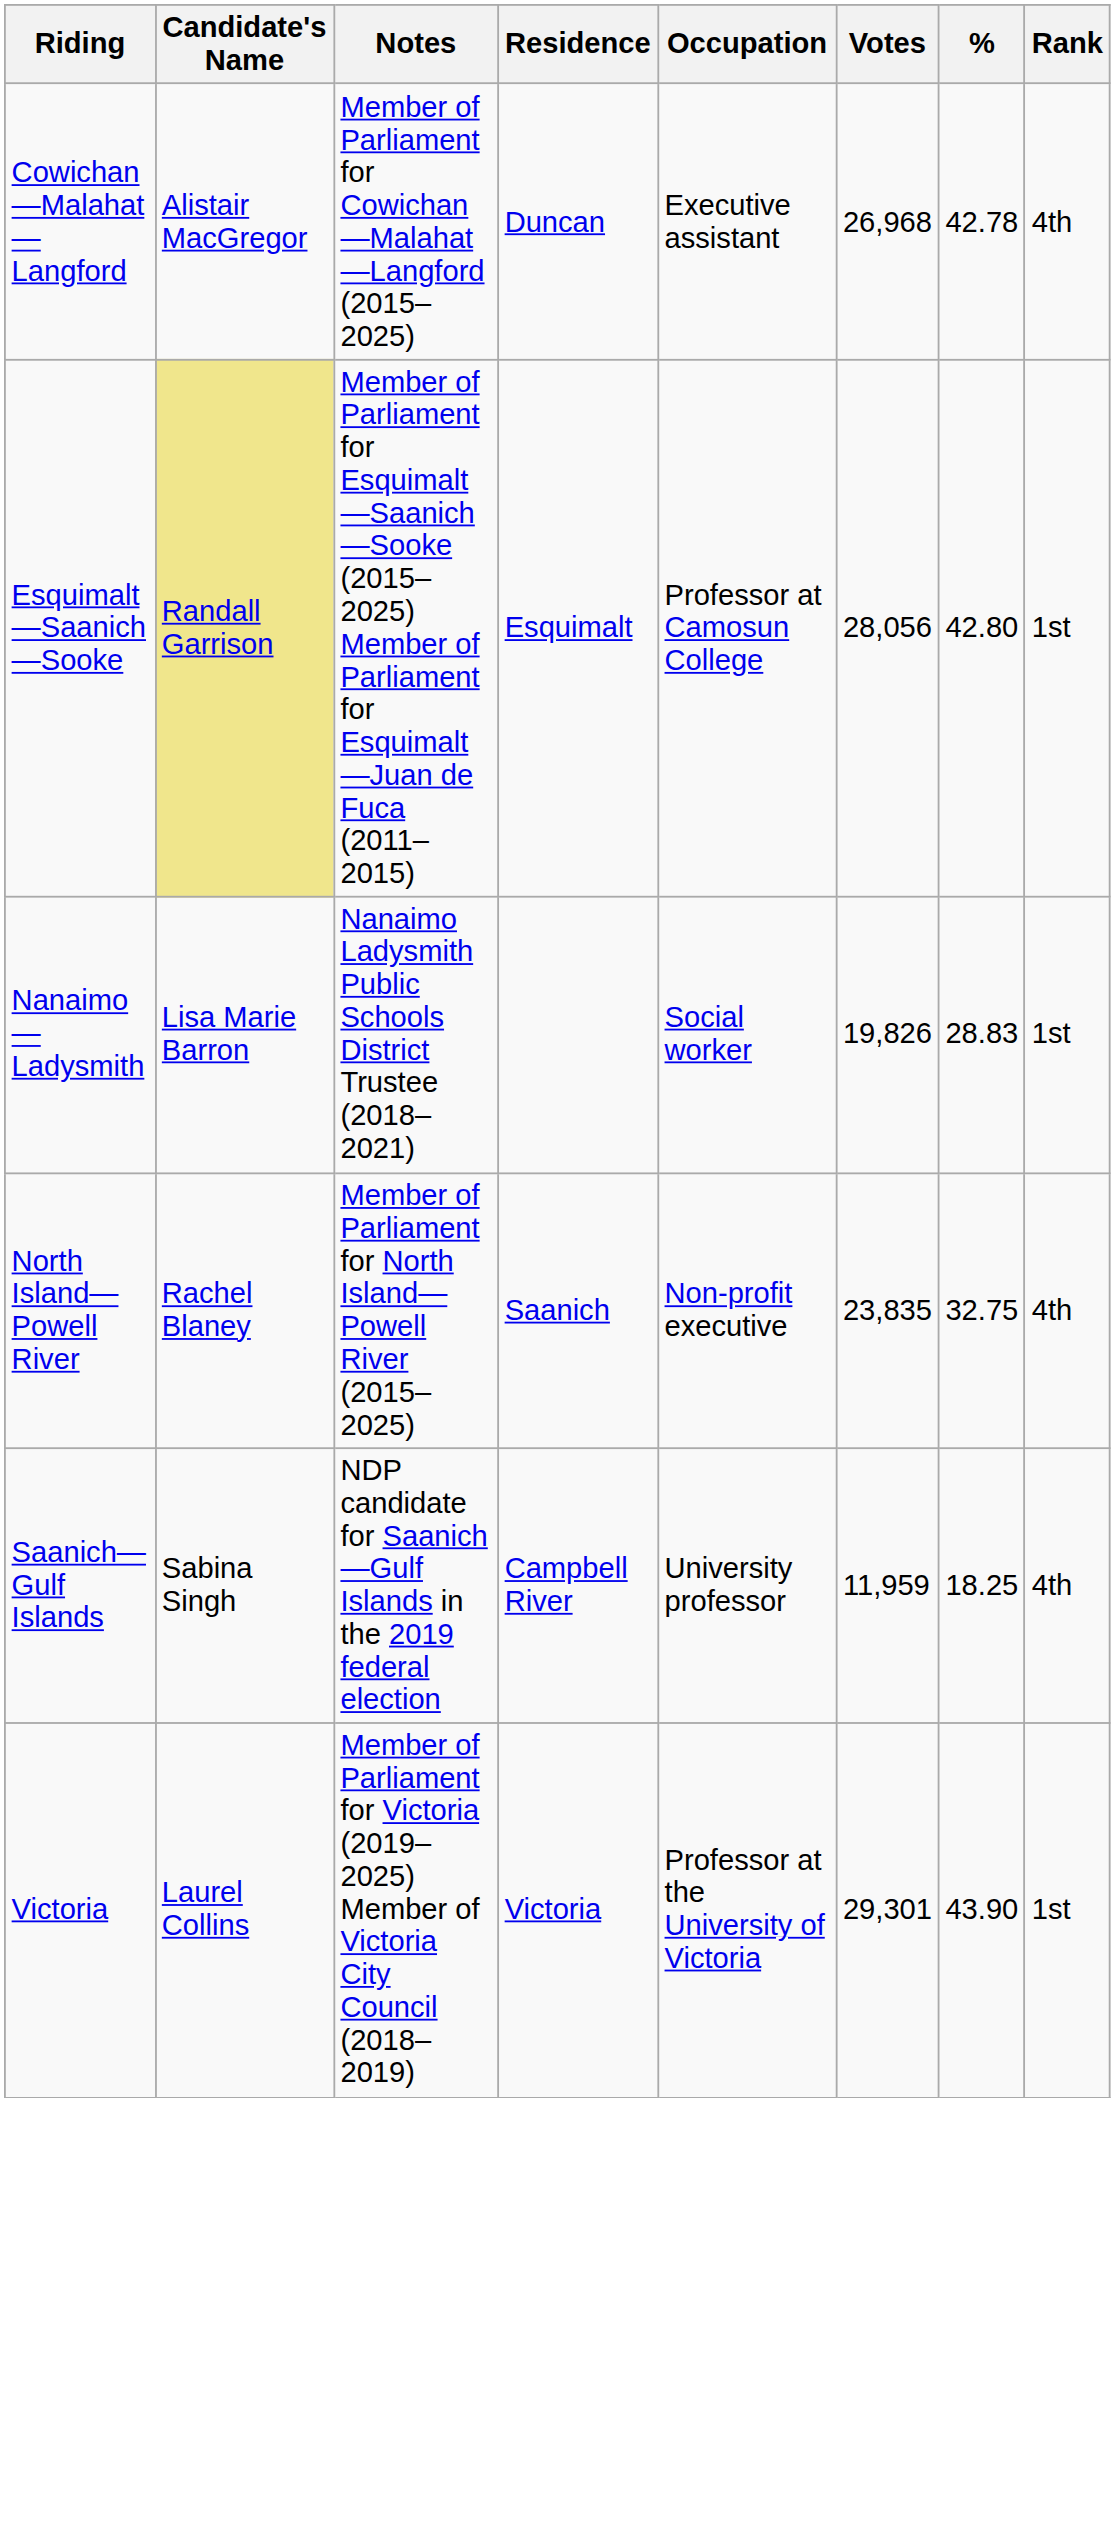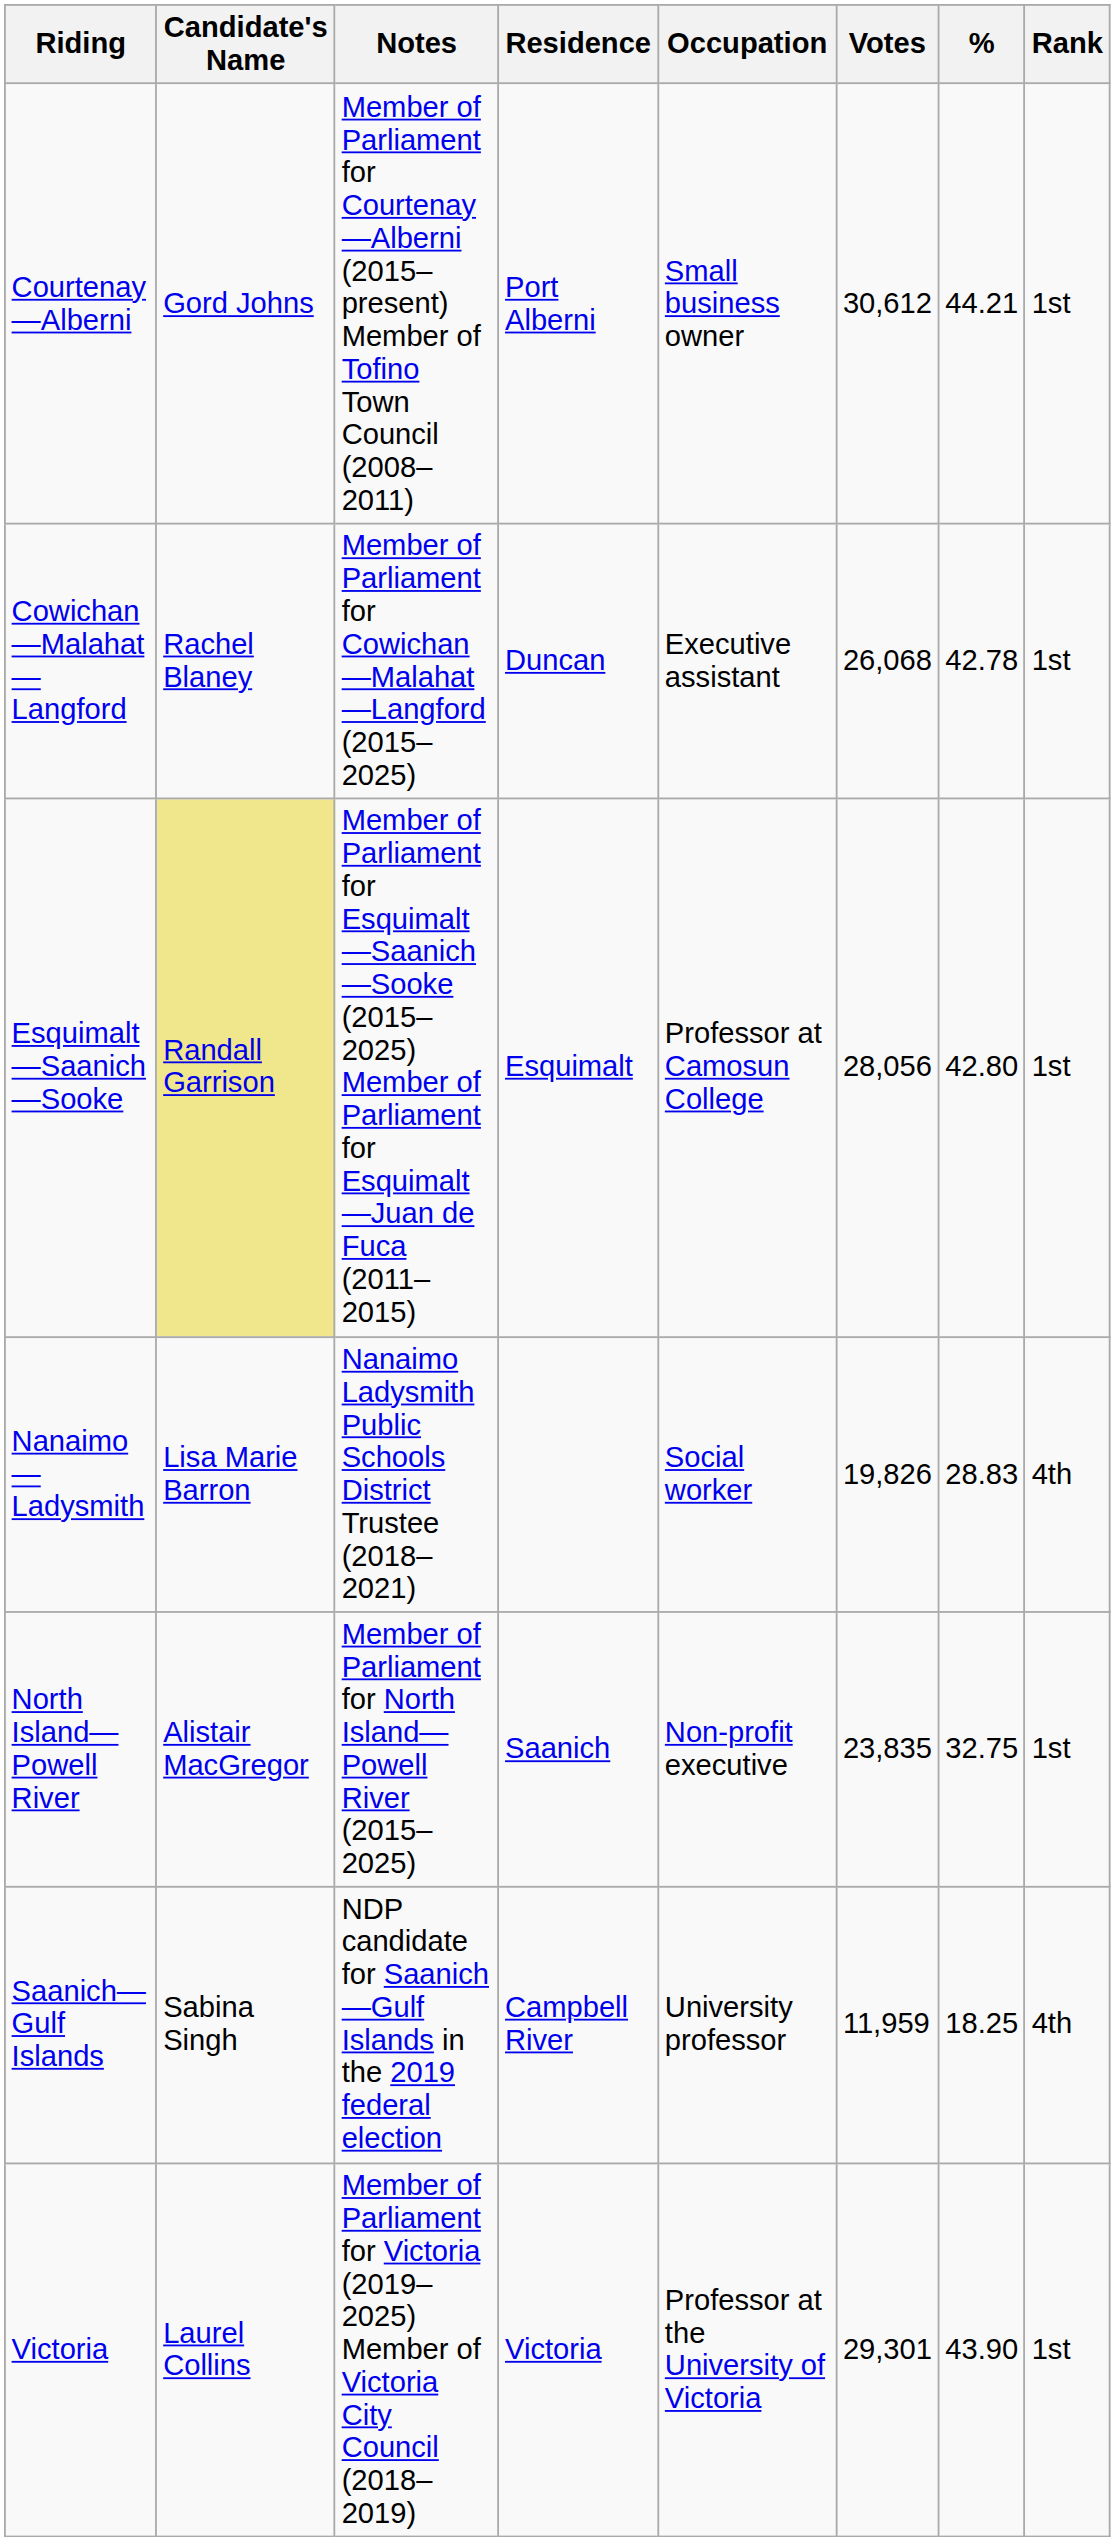+ row: (79, 303)
(235, 221) Alistair MacGregor -> (208, 660) Rachel Blaney
(887, 221) 26,968 -> (887, 660) 26,068
(1052, 221) 4th -> (1051, 660) 1st
(1051, 1034) 1st -> (1052, 1473) 4th
(207, 1309) Rachel Blaney -> (236, 1749) Alistair MacGregor
(1052, 1309) 4th -> (1051, 1749) 1st
